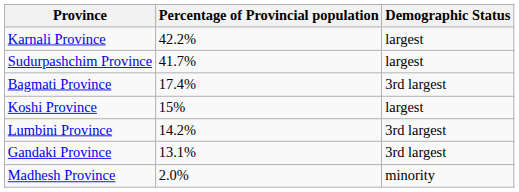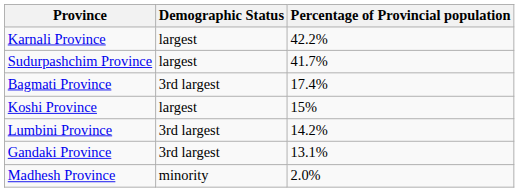columns swapped: (269, 15) <-> (448, 15)
